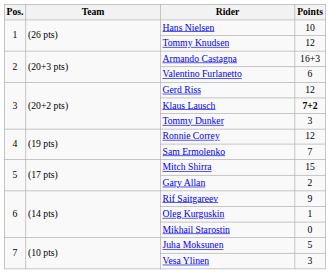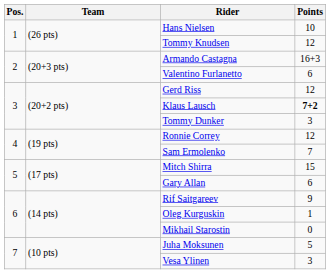(310, 183) 2 -> (310, 183) 6
